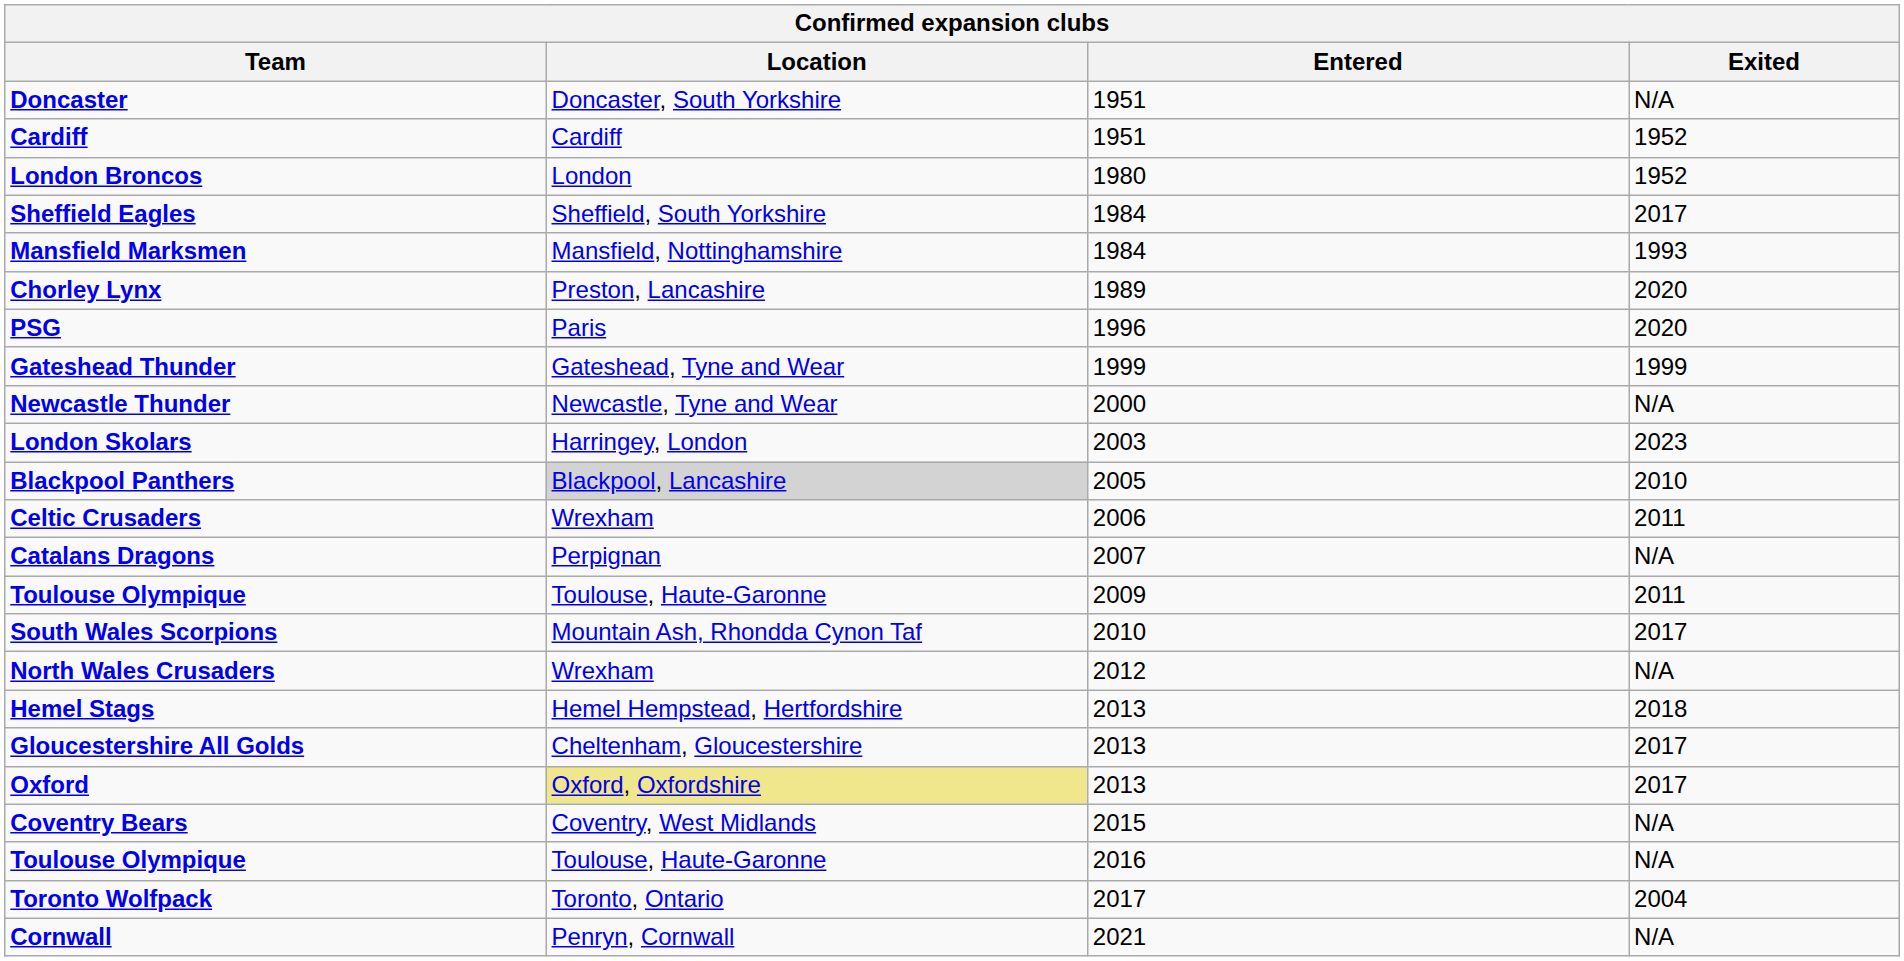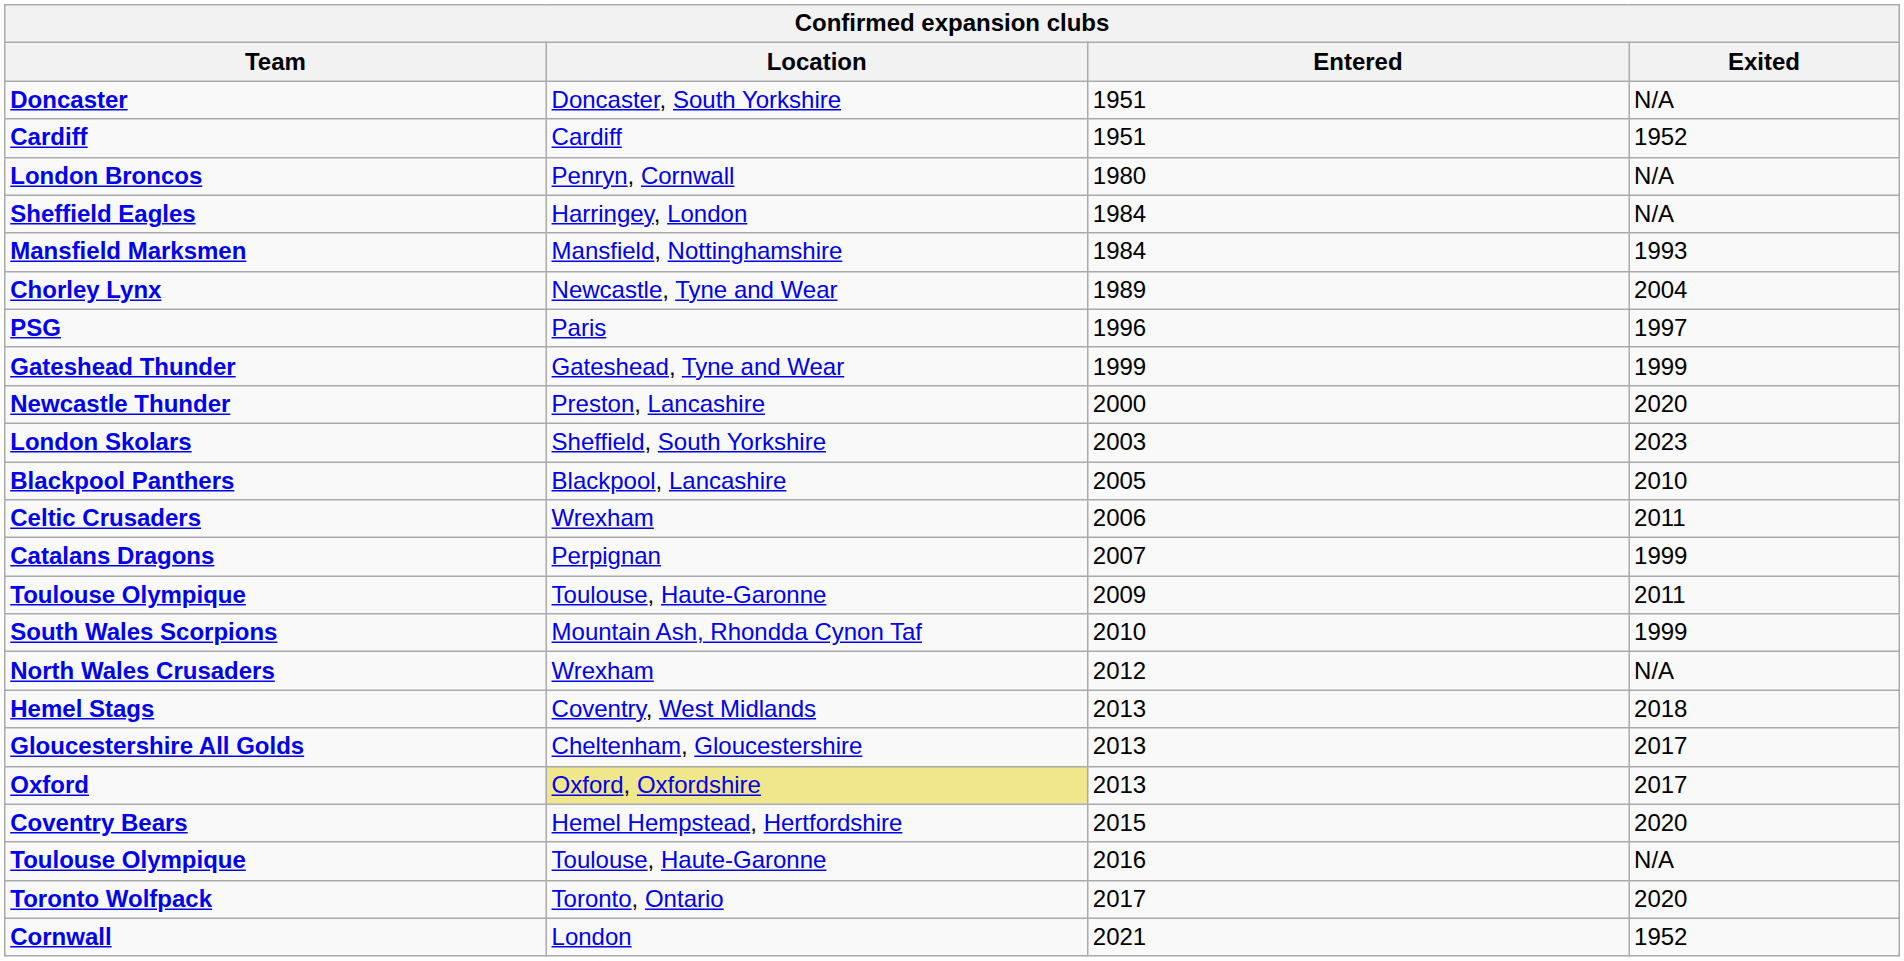(592, 175) London -> (643, 175) Penryn, Cornwall
(1661, 175) 1952 -> (1654, 175) N/A
(689, 213) Sheffield, South Yorkshire -> (649, 213) Harringey, London
(1661, 213) 2017 -> (1654, 213) N/A
(658, 289) Preston, Lancashire -> (695, 289) Newcastle, Tyne and Wear
(1661, 289) 2020 -> (1661, 289) 2004
(1661, 328) 2020 -> (1661, 328) 1997
(695, 404) Newcastle, Tyne and Wear -> (658, 404) Preston, Lancashire
(1654, 404) N/A -> (1661, 404) 2020
(649, 442) Harringey, London -> (689, 442) Sheffield, South Yorkshire
(669, 480) lightgrey background -> (669, 480) no background
(1654, 556) N/A -> (1661, 556) 1999
(1661, 632) 2017 -> (1661, 632) 1999
(727, 708) Hemel Hempstead, Hertfordshire -> (684, 708) Coventry, West Midlands
(684, 822) Coventry, West Midlands -> (727, 822) Hemel Hempstead, Hertfordshire
(1654, 822) N/A -> (1661, 822) 2020
(1661, 898) 2004 -> (1661, 898) 2020
(643, 937) Penryn, Cornwall -> (592, 937) London
(1654, 937) N/A -> (1661, 937) 1952
